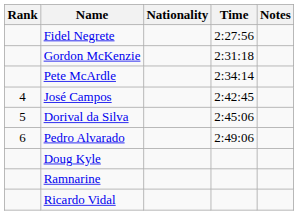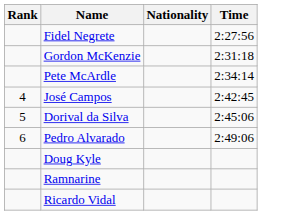- column: (275, 14)
